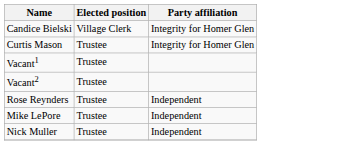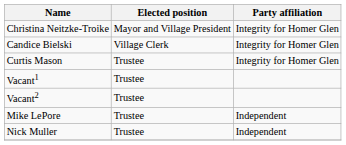+ row: (58, 28)
- row: (38, 99)
